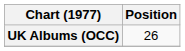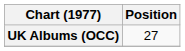(151, 35) 26 -> (151, 35) 27
